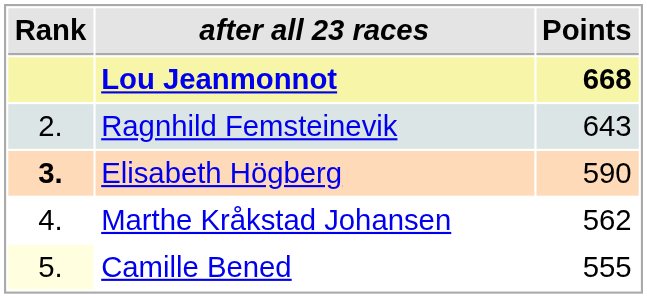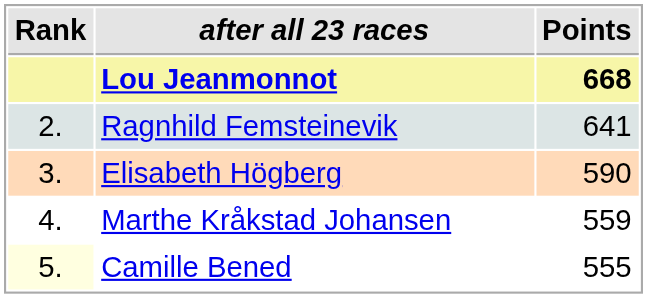(607, 126) 643 -> (607, 126) 641
(50, 173) bold -> (50, 173) normal
(607, 220) 562 -> (607, 220) 559
